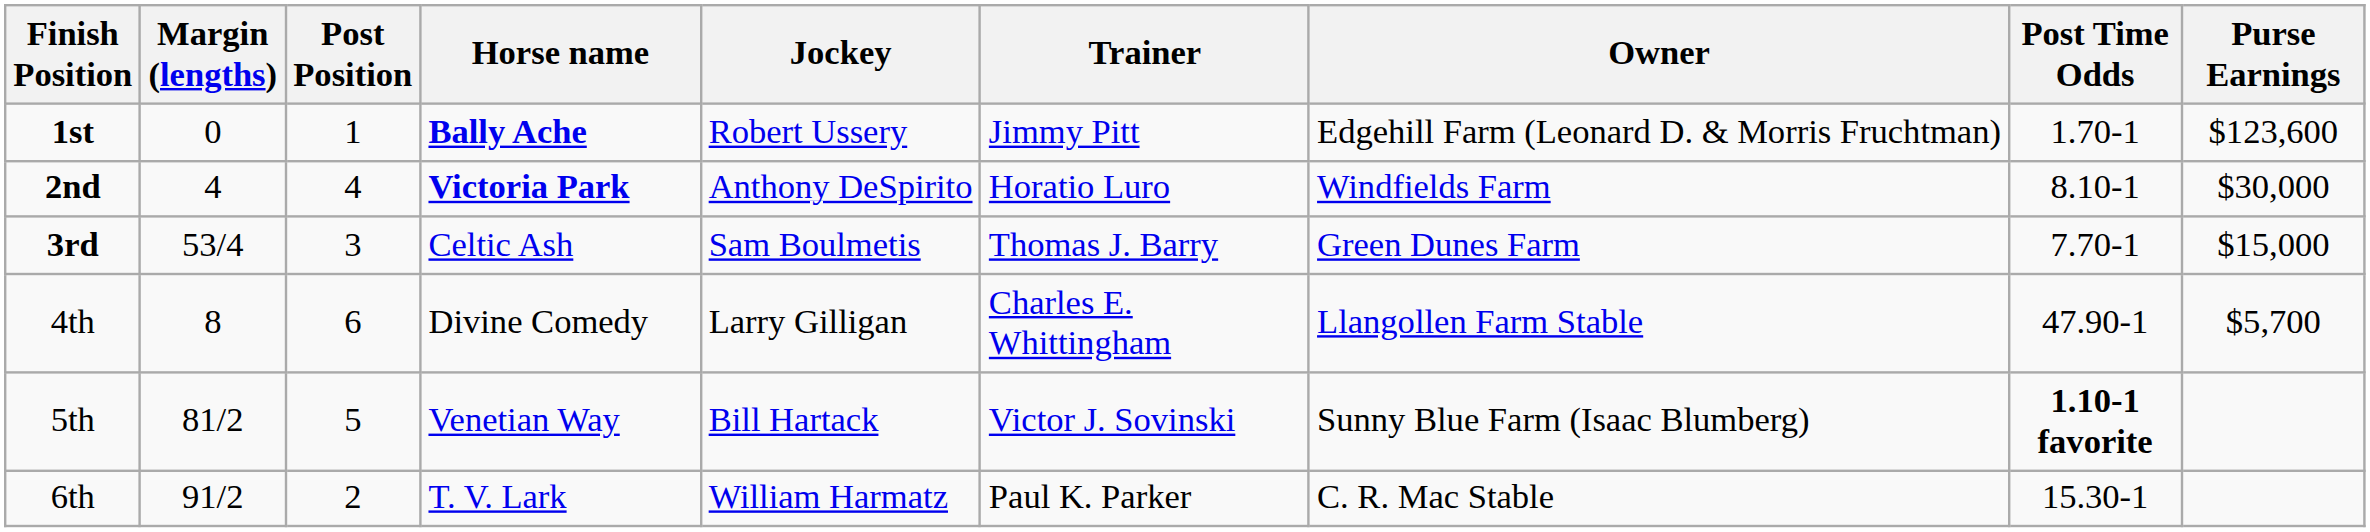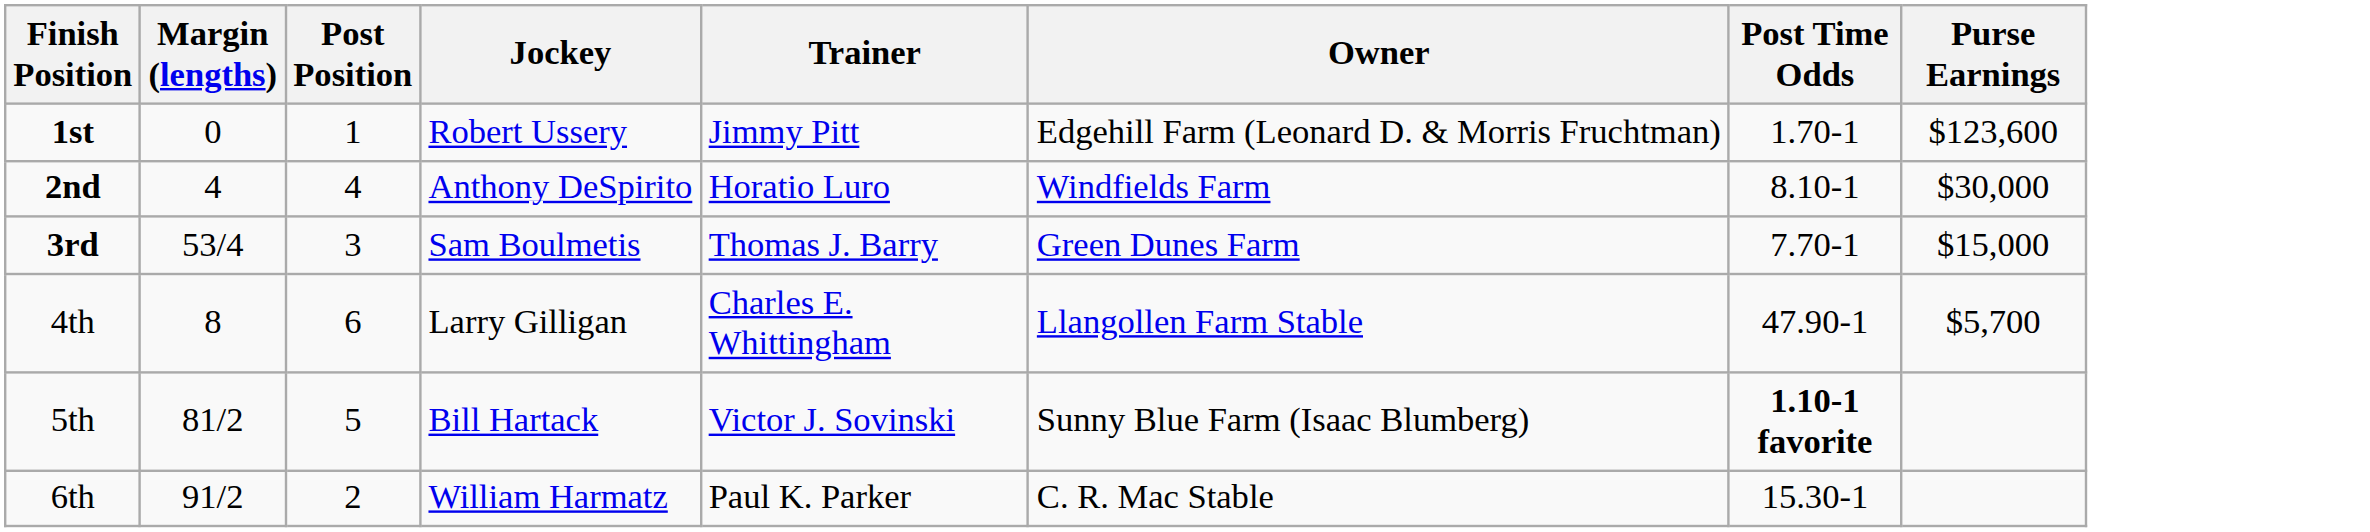- column: (560, 53)
